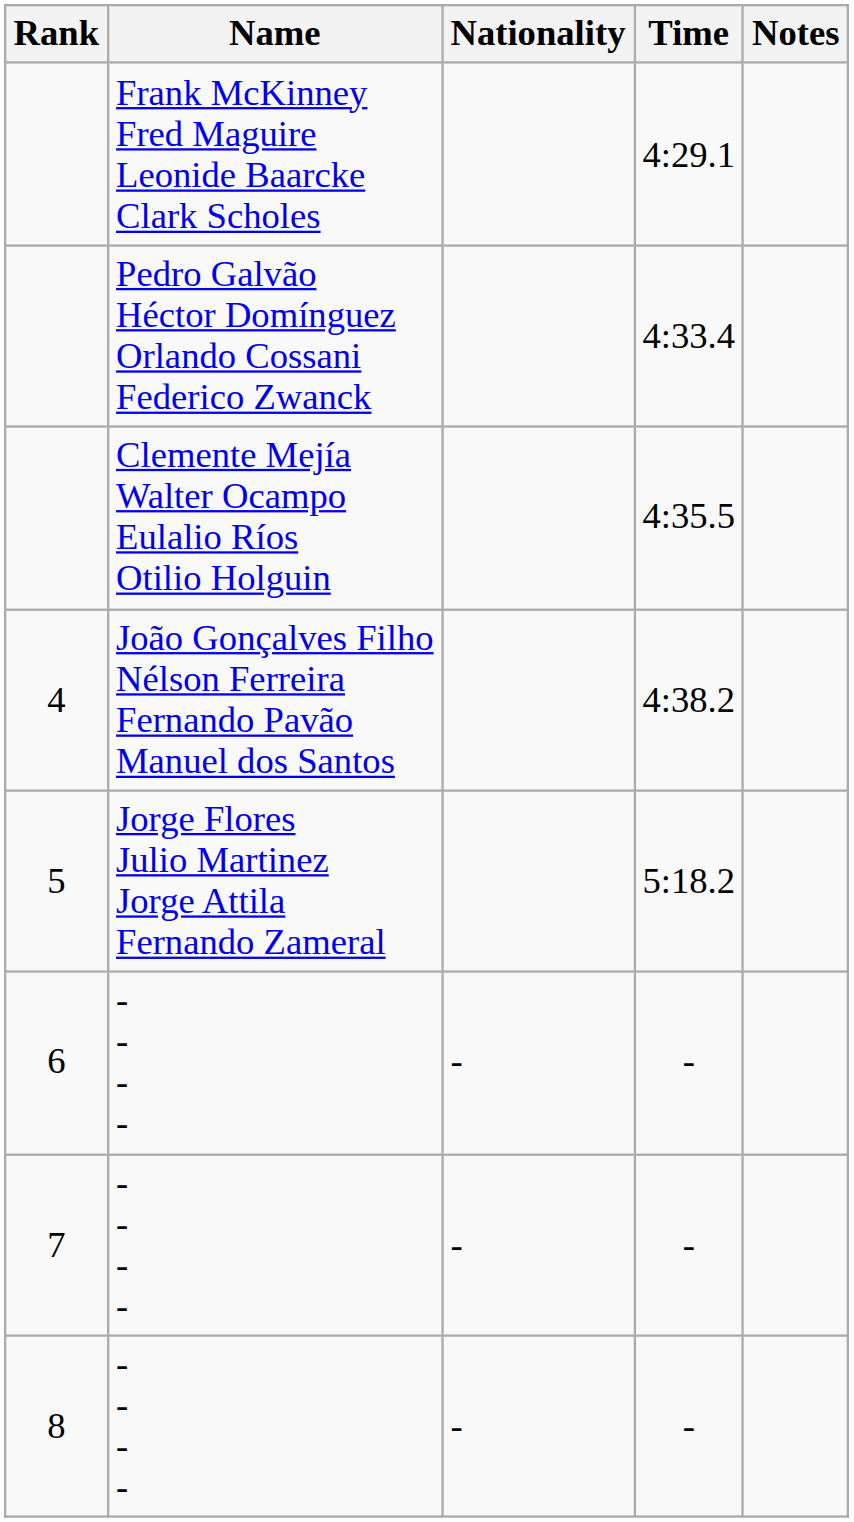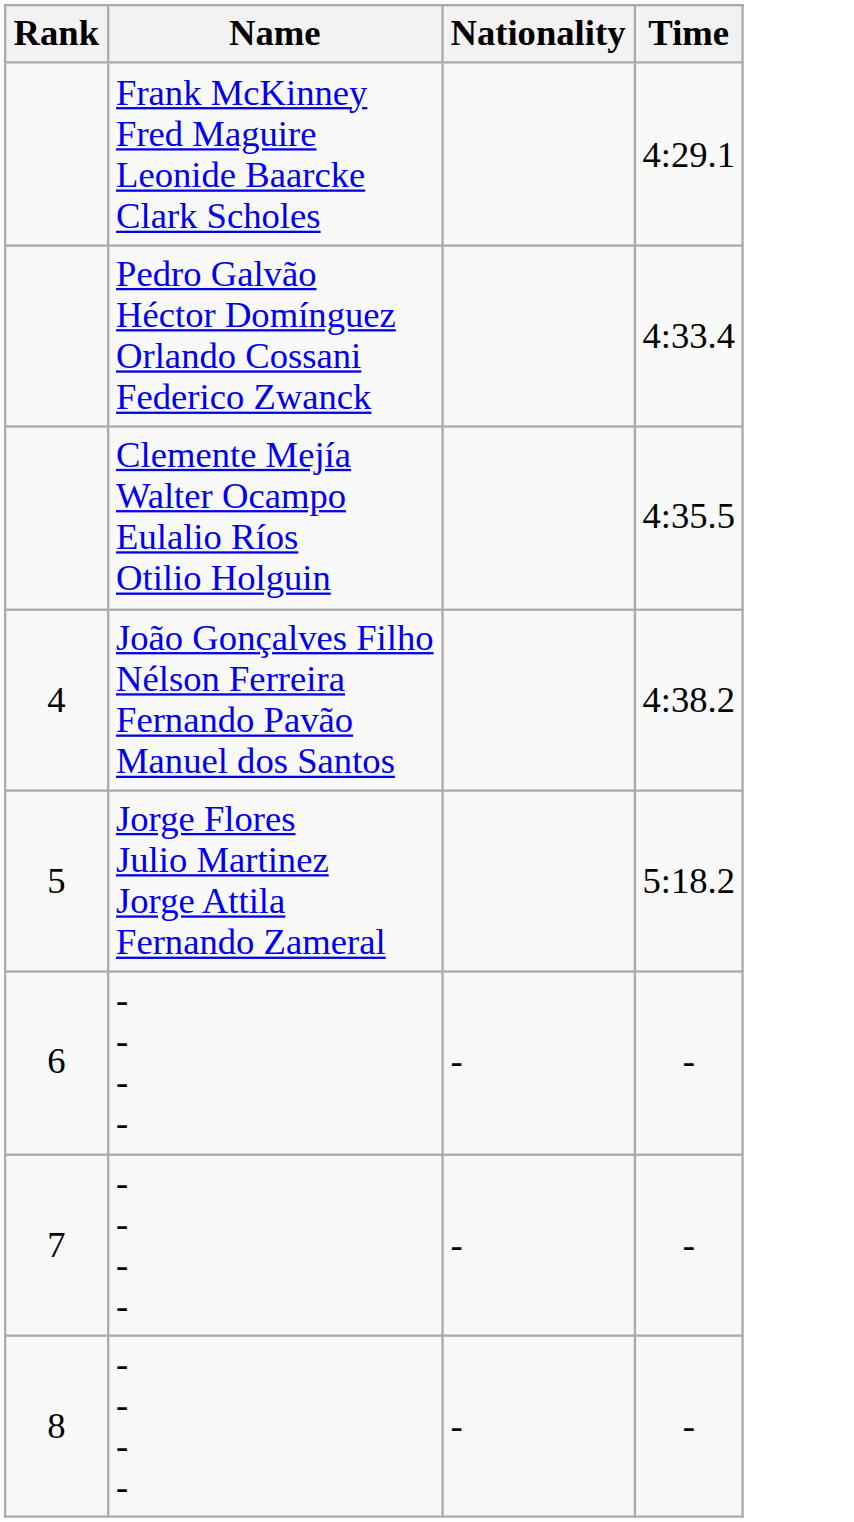- column: (796, 33)
